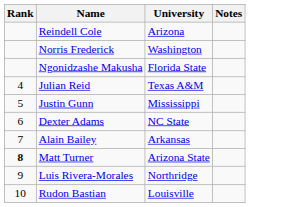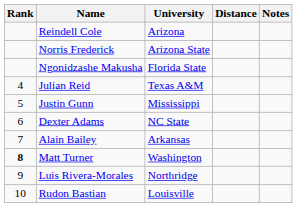+ column: (236, 13)
(175, 49) Washington -> (179, 49) Arizona State
(179, 157) Arizona State -> (175, 157) Washington
